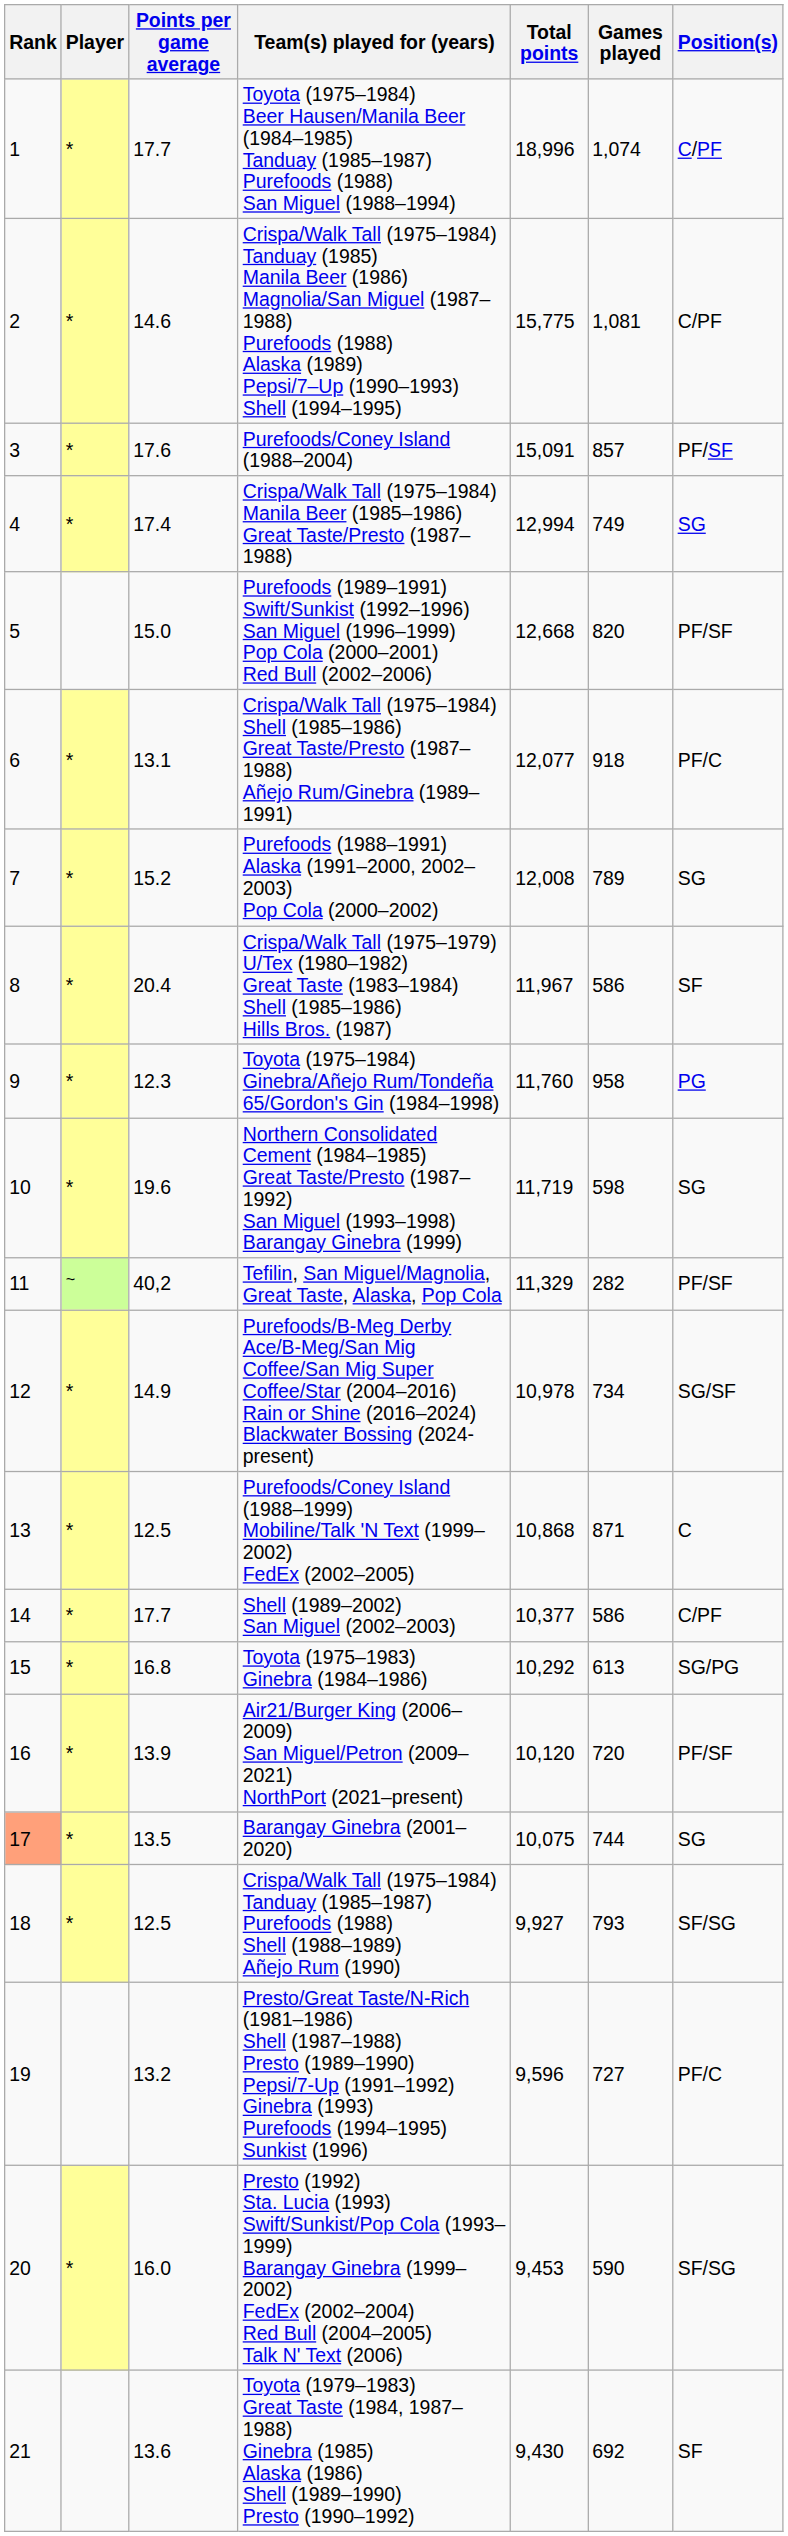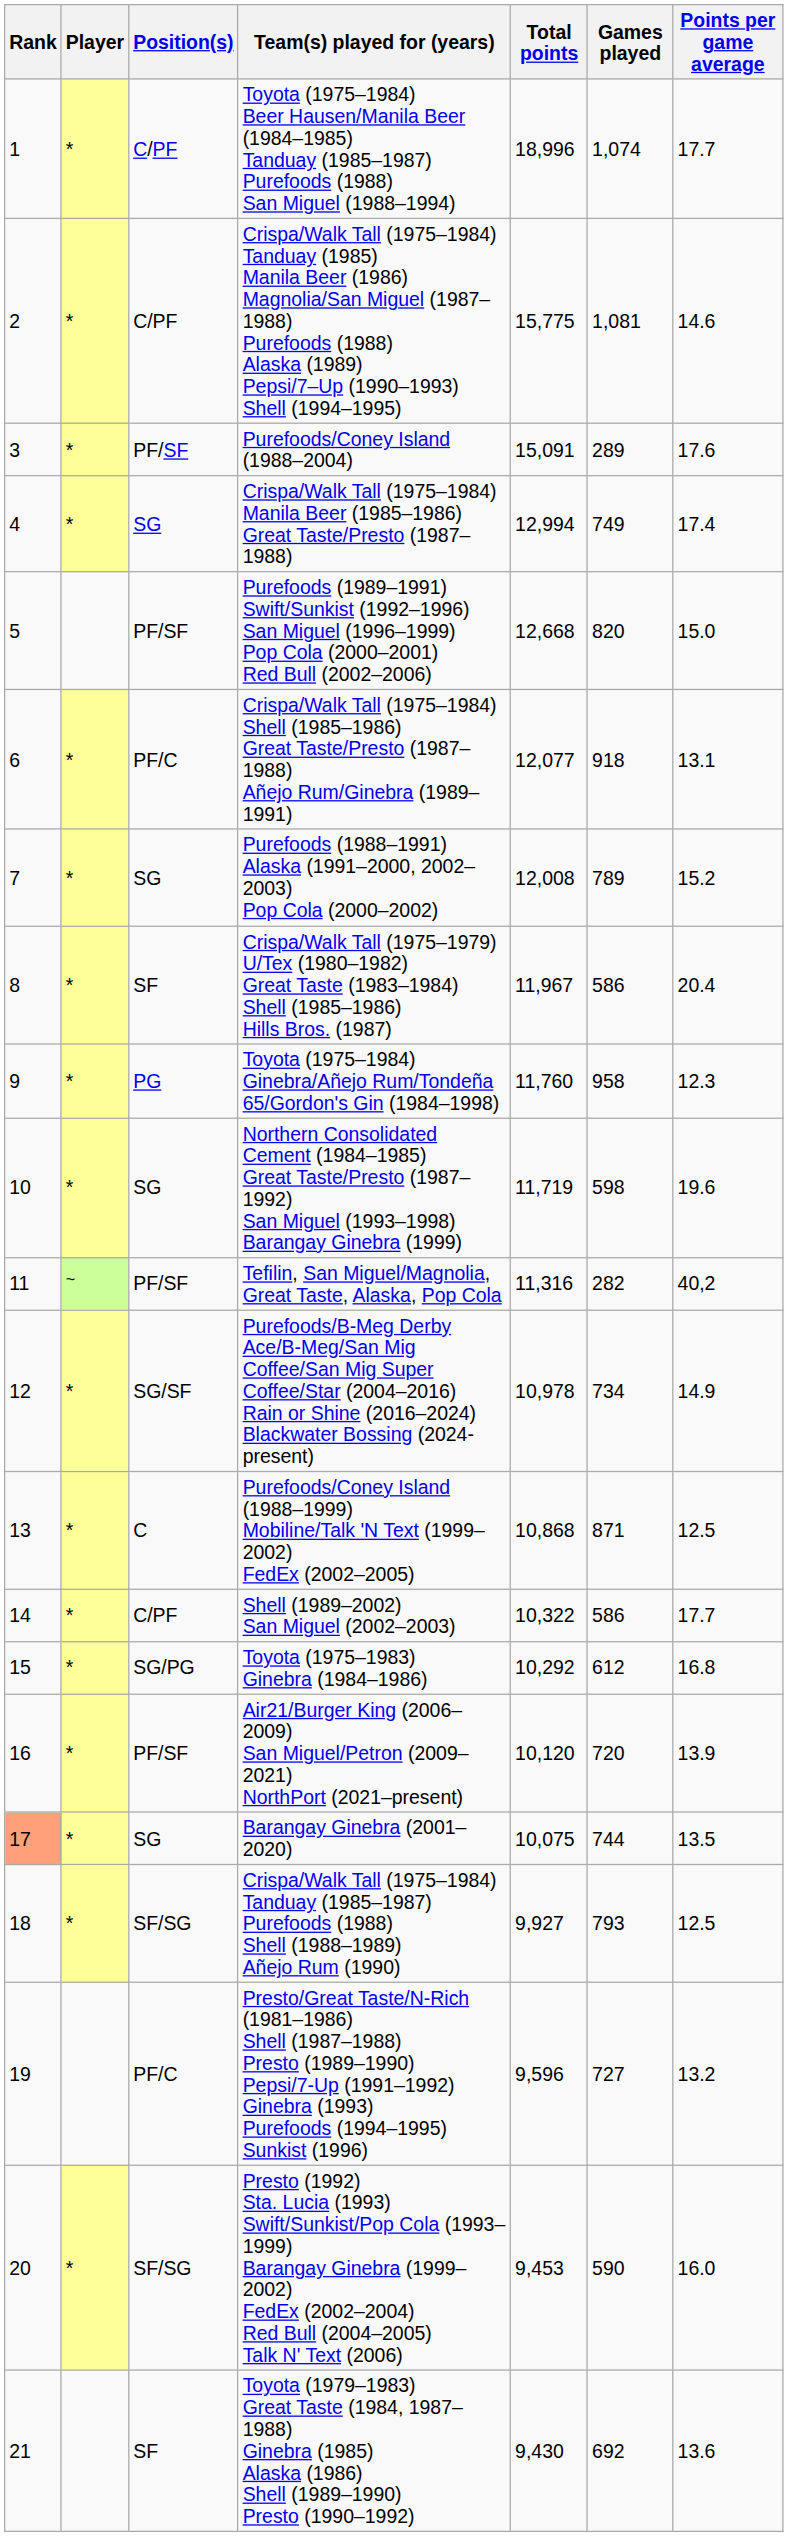columns swapped: (728, 42) <-> (183, 42)
(608, 450) 857 -> (608, 450) 289
(544, 1284) 11,329 -> (544, 1284) 11,316
(545, 1616) 10,377 -> (545, 1616) 10,322
(608, 1668) 613 -> (608, 1668) 612
